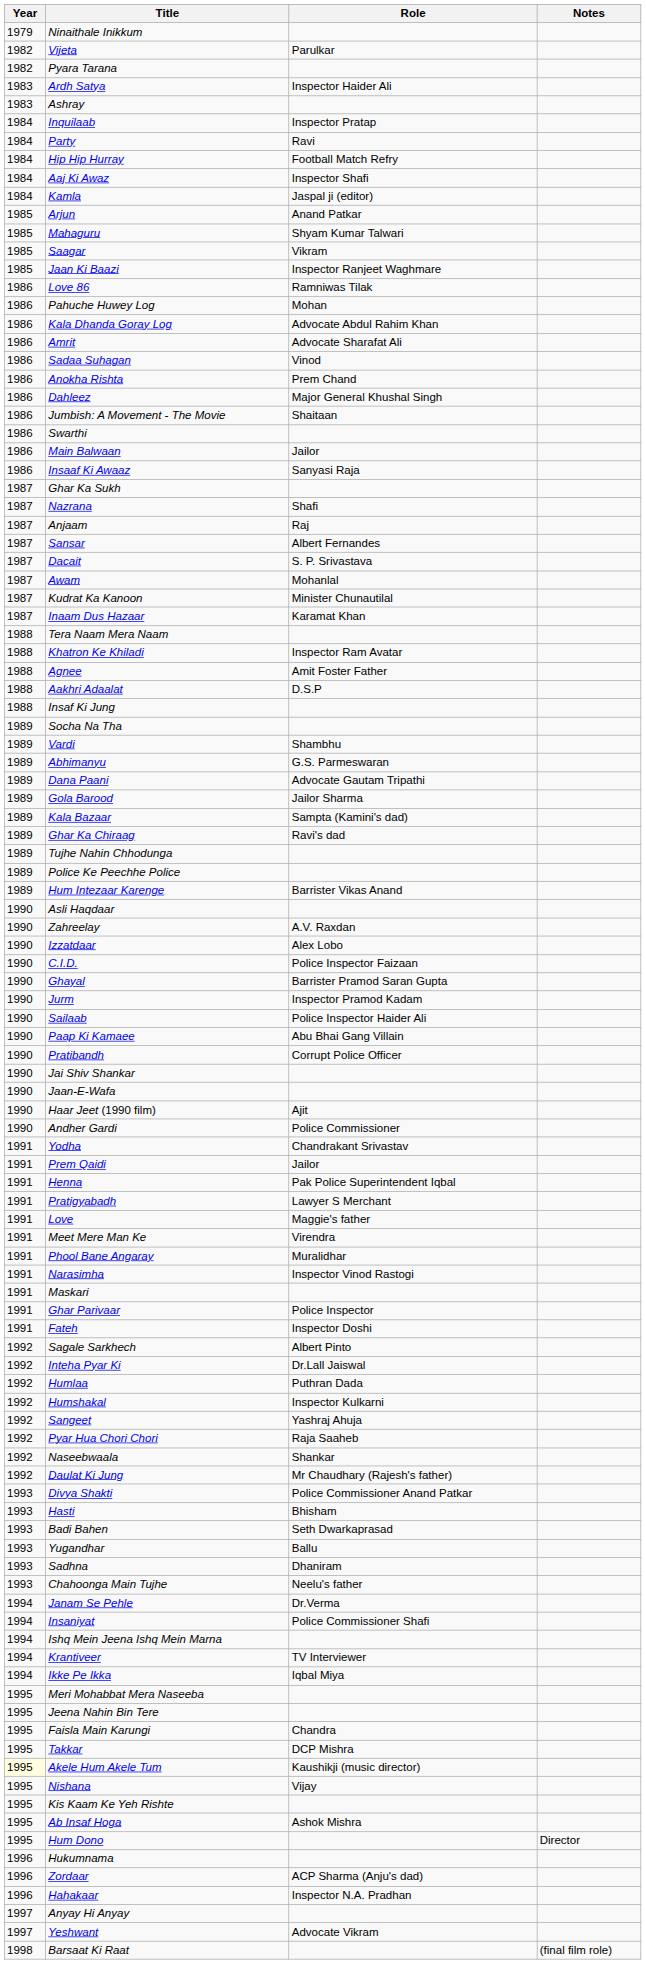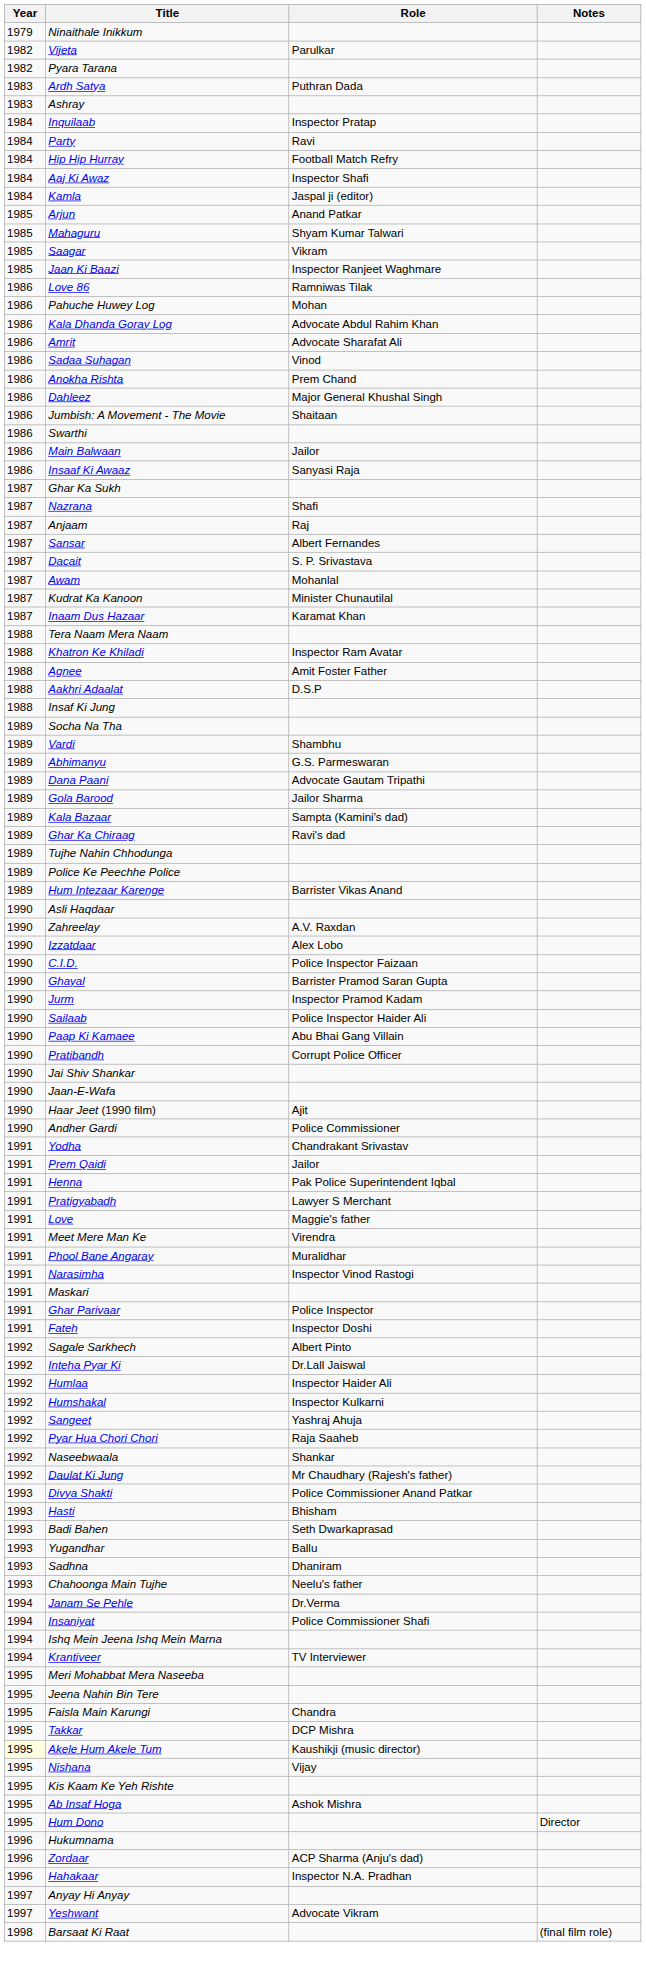(342, 86) Inspector Haider Ali -> (327, 86) Puthran Dada
(327, 1383) Puthran Dada -> (342, 1383) Inspector Haider Ali
- row: (80, 1676)
